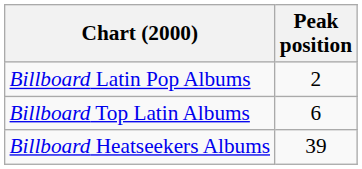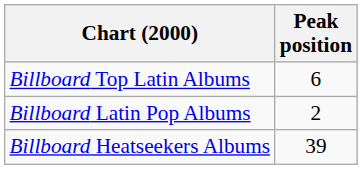rows swapped: (130, 112) <-> (130, 79)
